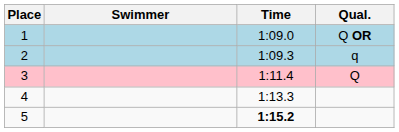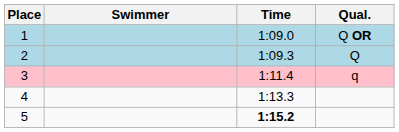(355, 55) q -> (355, 55) Q
(355, 76) Q -> (355, 76) q
